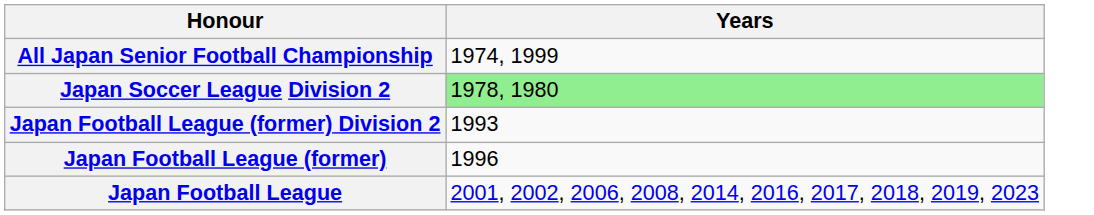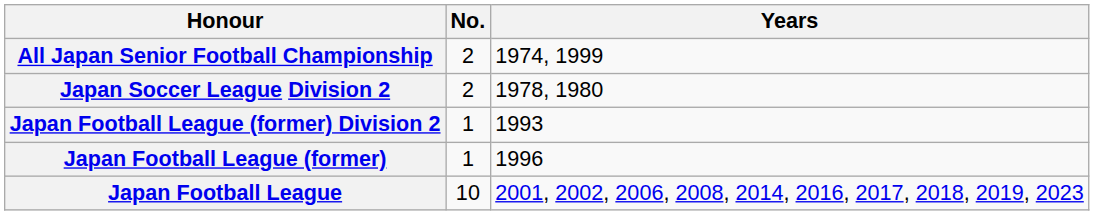+ column: (468, 21)
(505, 90) lightgreen background -> (549, 90) no background
